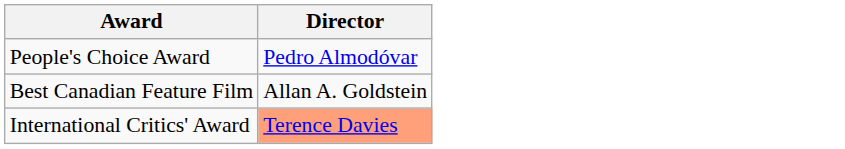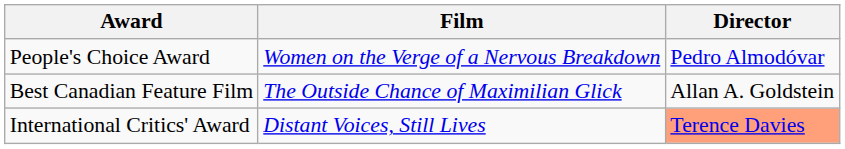+ column: (462, 21)
